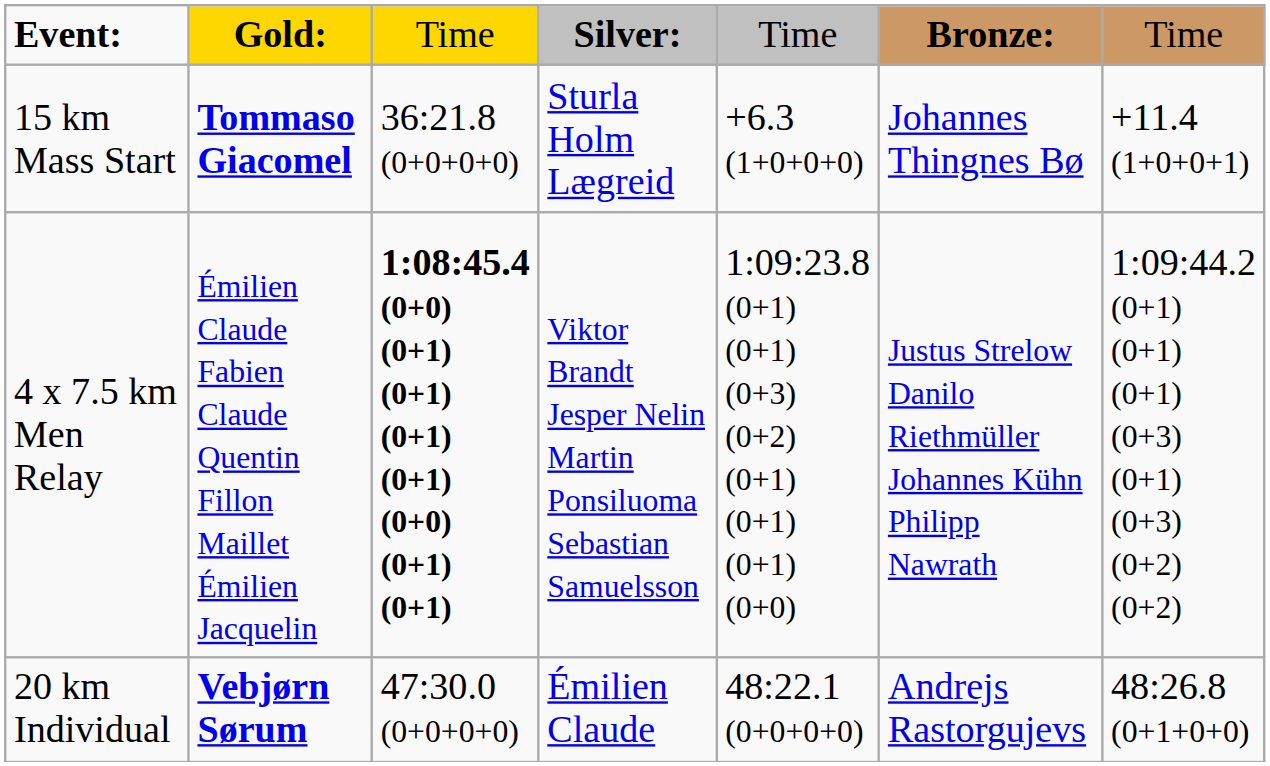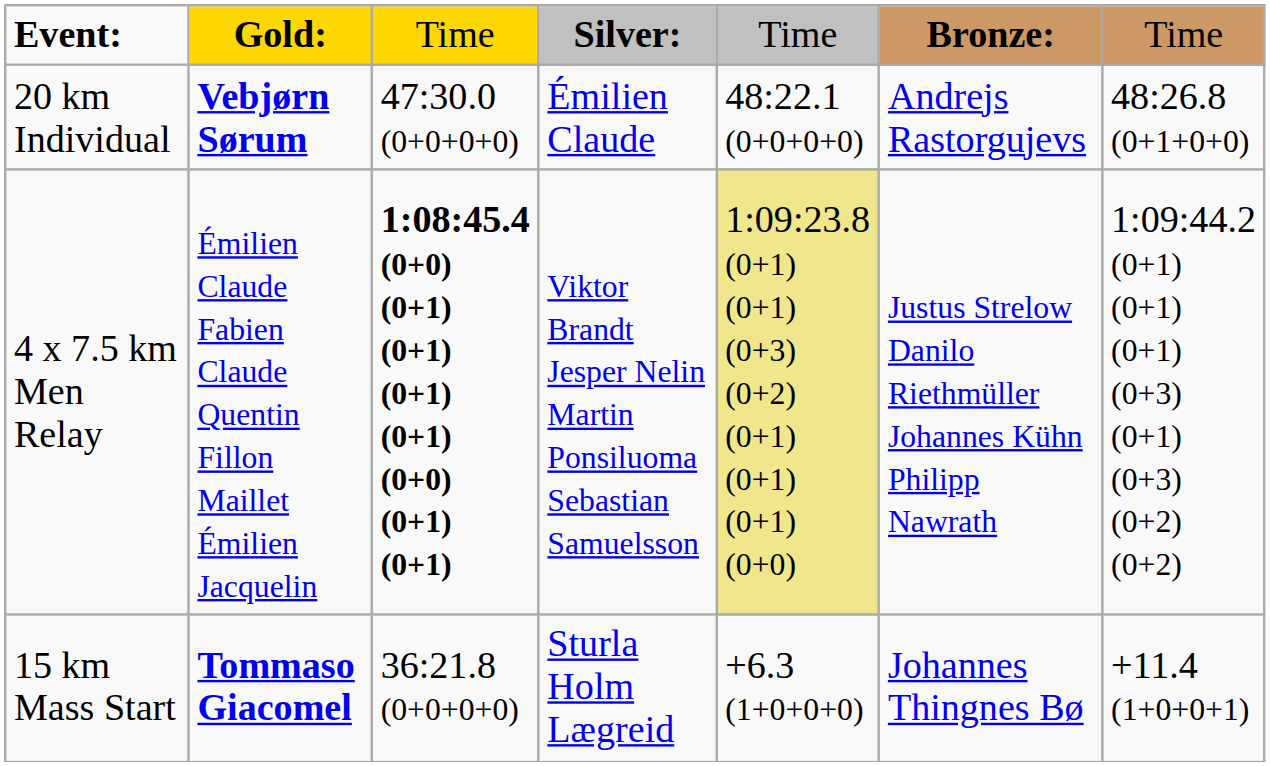rows swapped: (92, 708) <-> (95, 137)
(798, 433) no background -> (798, 391) khaki background
